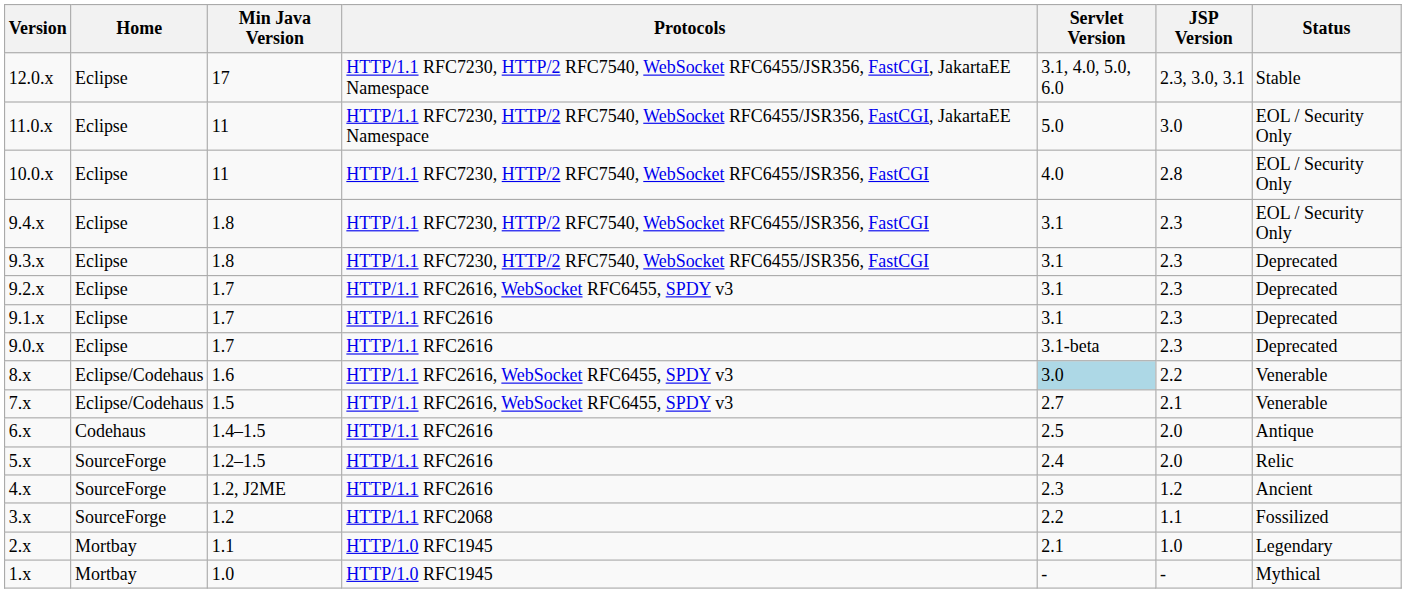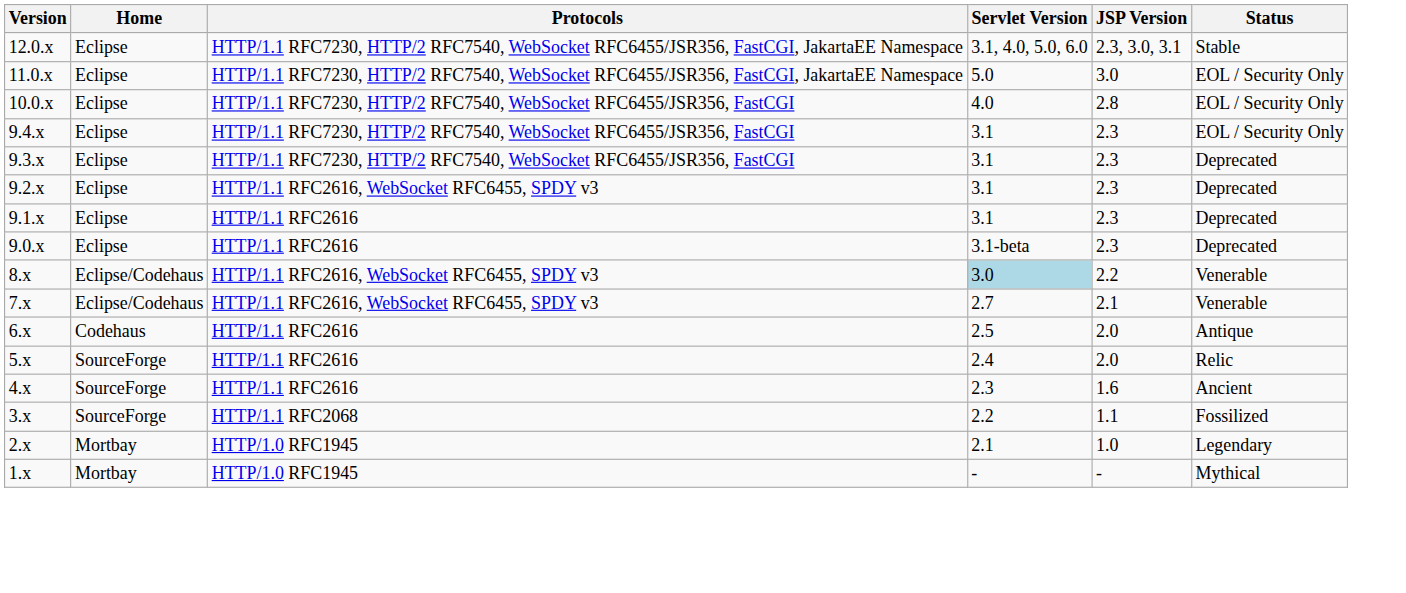- column: (275, 28)
(1171, 488) 1.2 -> (1107, 388) 1.6
